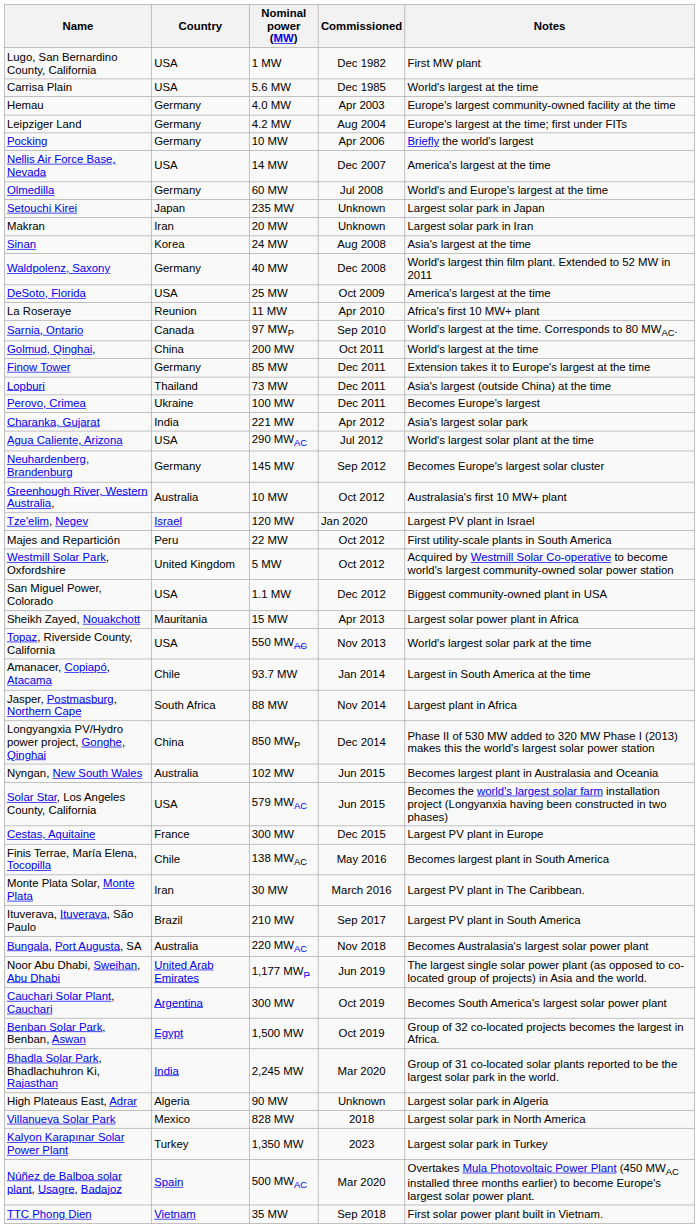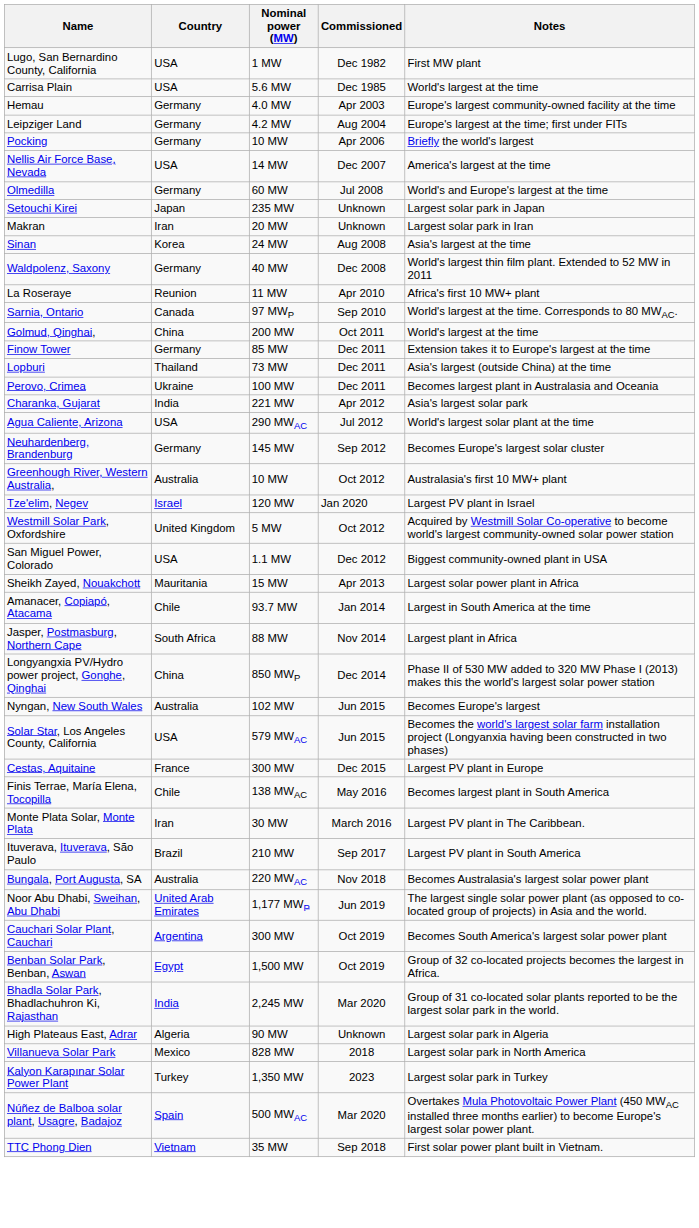- row: (46, 293)
(474, 403) Becomes Europe's largest -> (533, 385) Becomes largest plant in Australasia and Oceania
- row: (63, 539)
- row: (70, 643)
(533, 773) Becomes largest plant in Australasia and Oceania -> (474, 706) Becomes Europe's largest
